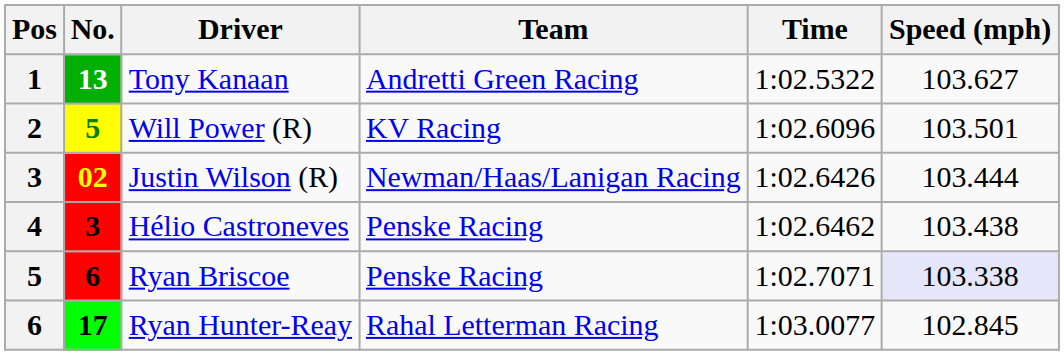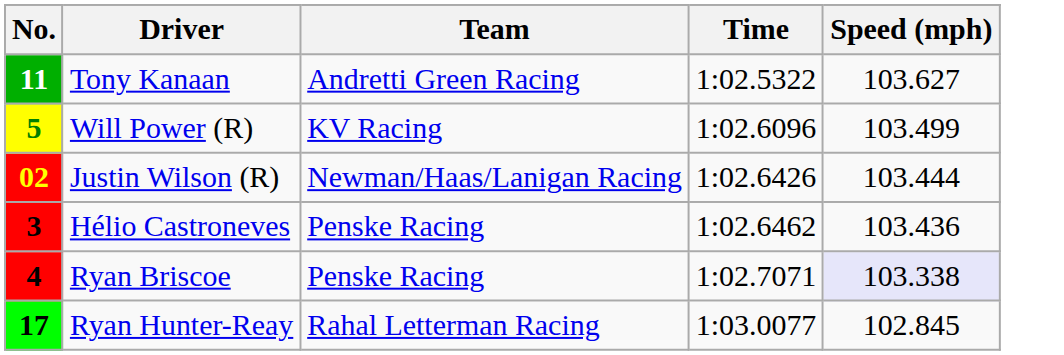- column: (34, 29)
(93, 78) 13 -> (34, 78) 11
(970, 128) 103.501 -> (911, 128) 103.499
(970, 226) 103.438 -> (911, 226) 103.436
(93, 276) 6 -> (34, 276) 4
